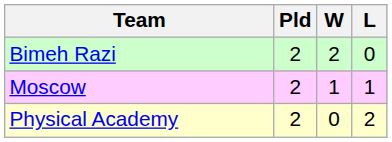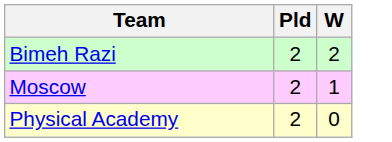- column: (370, 20)
